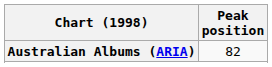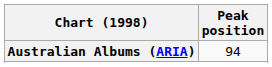(233, 51) 82 -> (233, 51) 94
